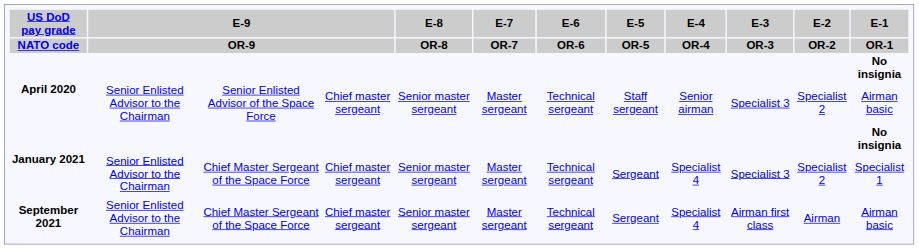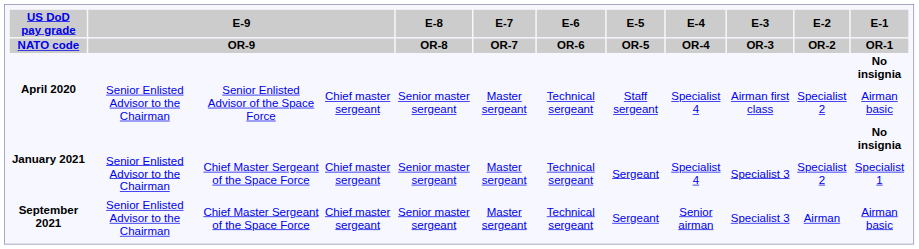(696, 103) Senior airman -> (696, 103) Specialist 4
(760, 103) Specialist 3 -> (760, 103) Airman first class
(696, 218) Specialist 4 -> (696, 218) Senior airman
(760, 218) Airman first class -> (760, 218) Specialist 3
